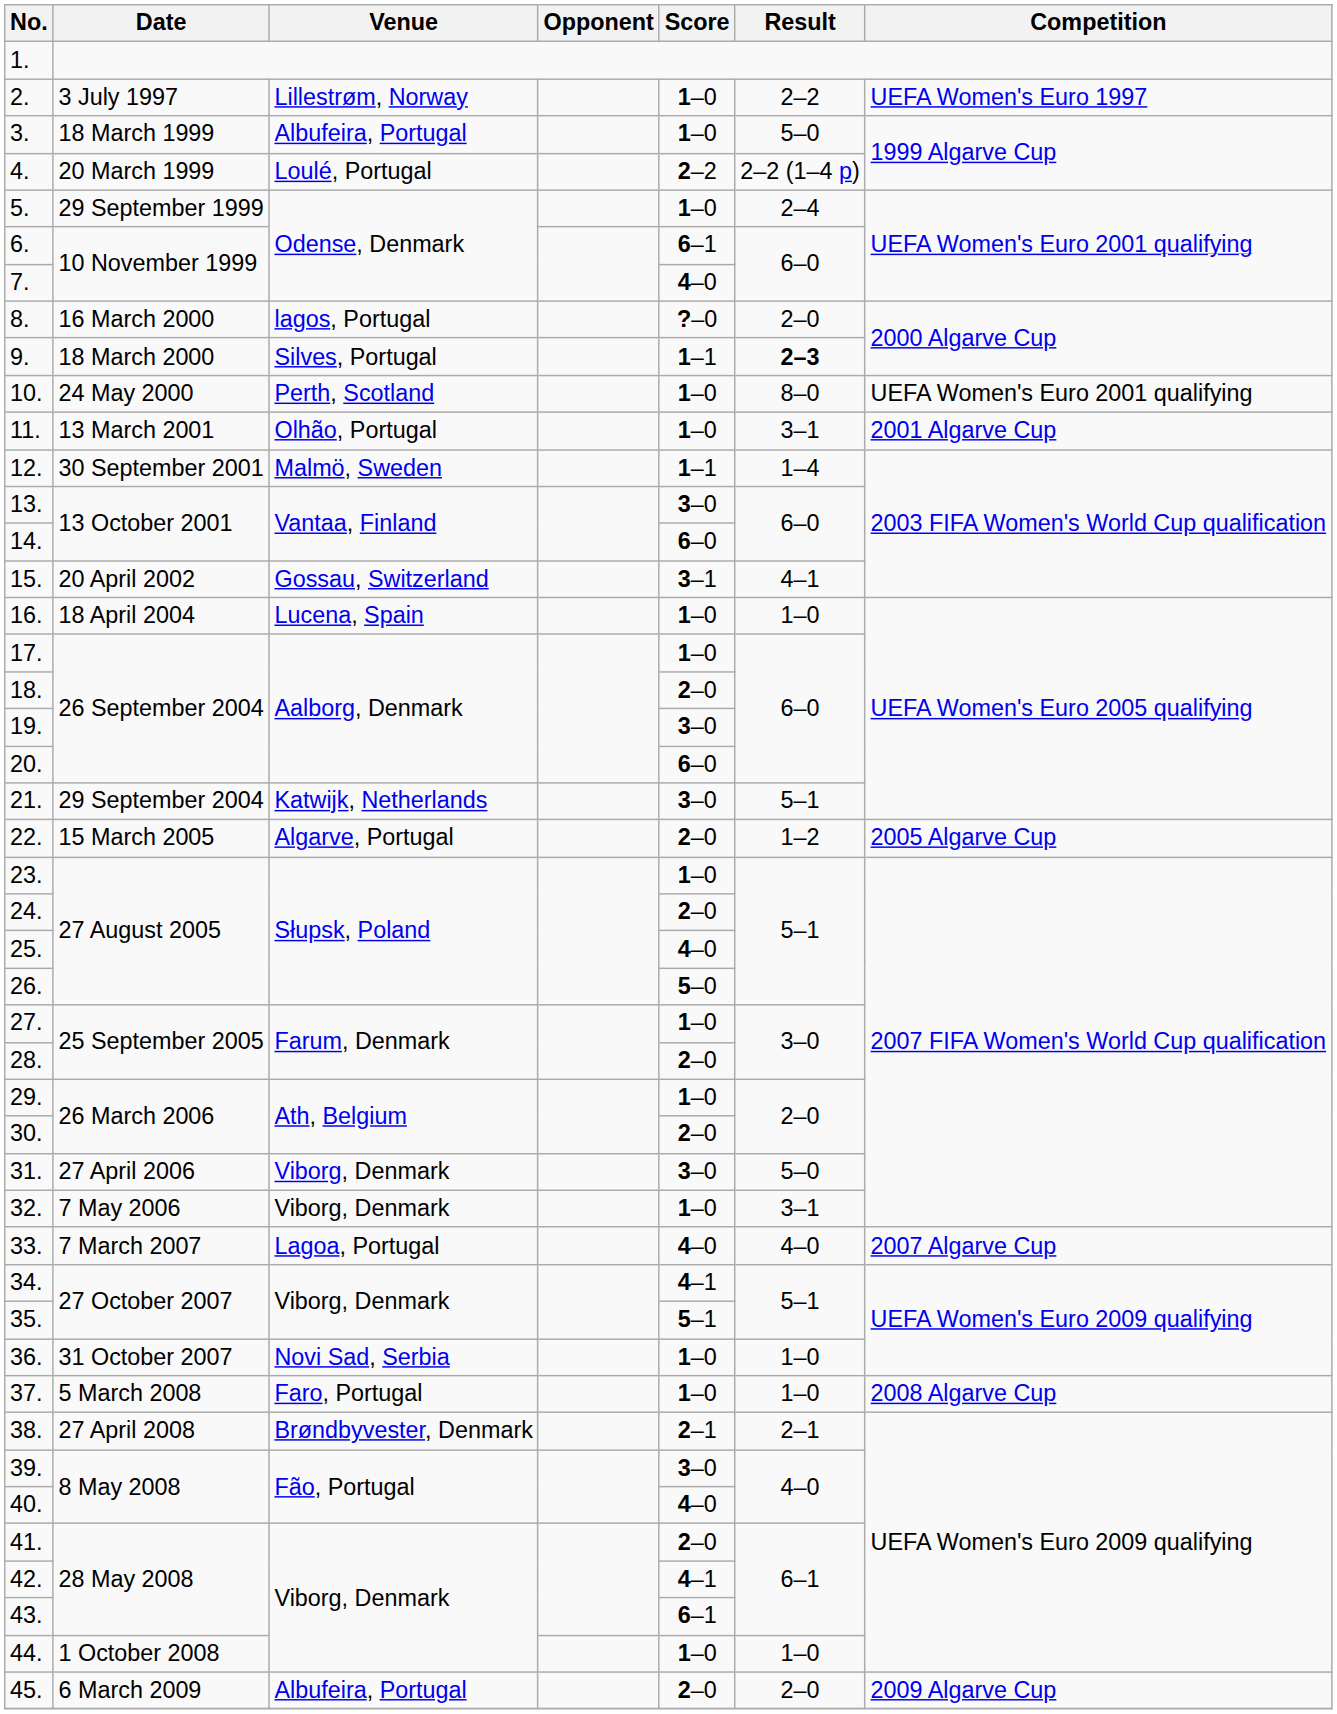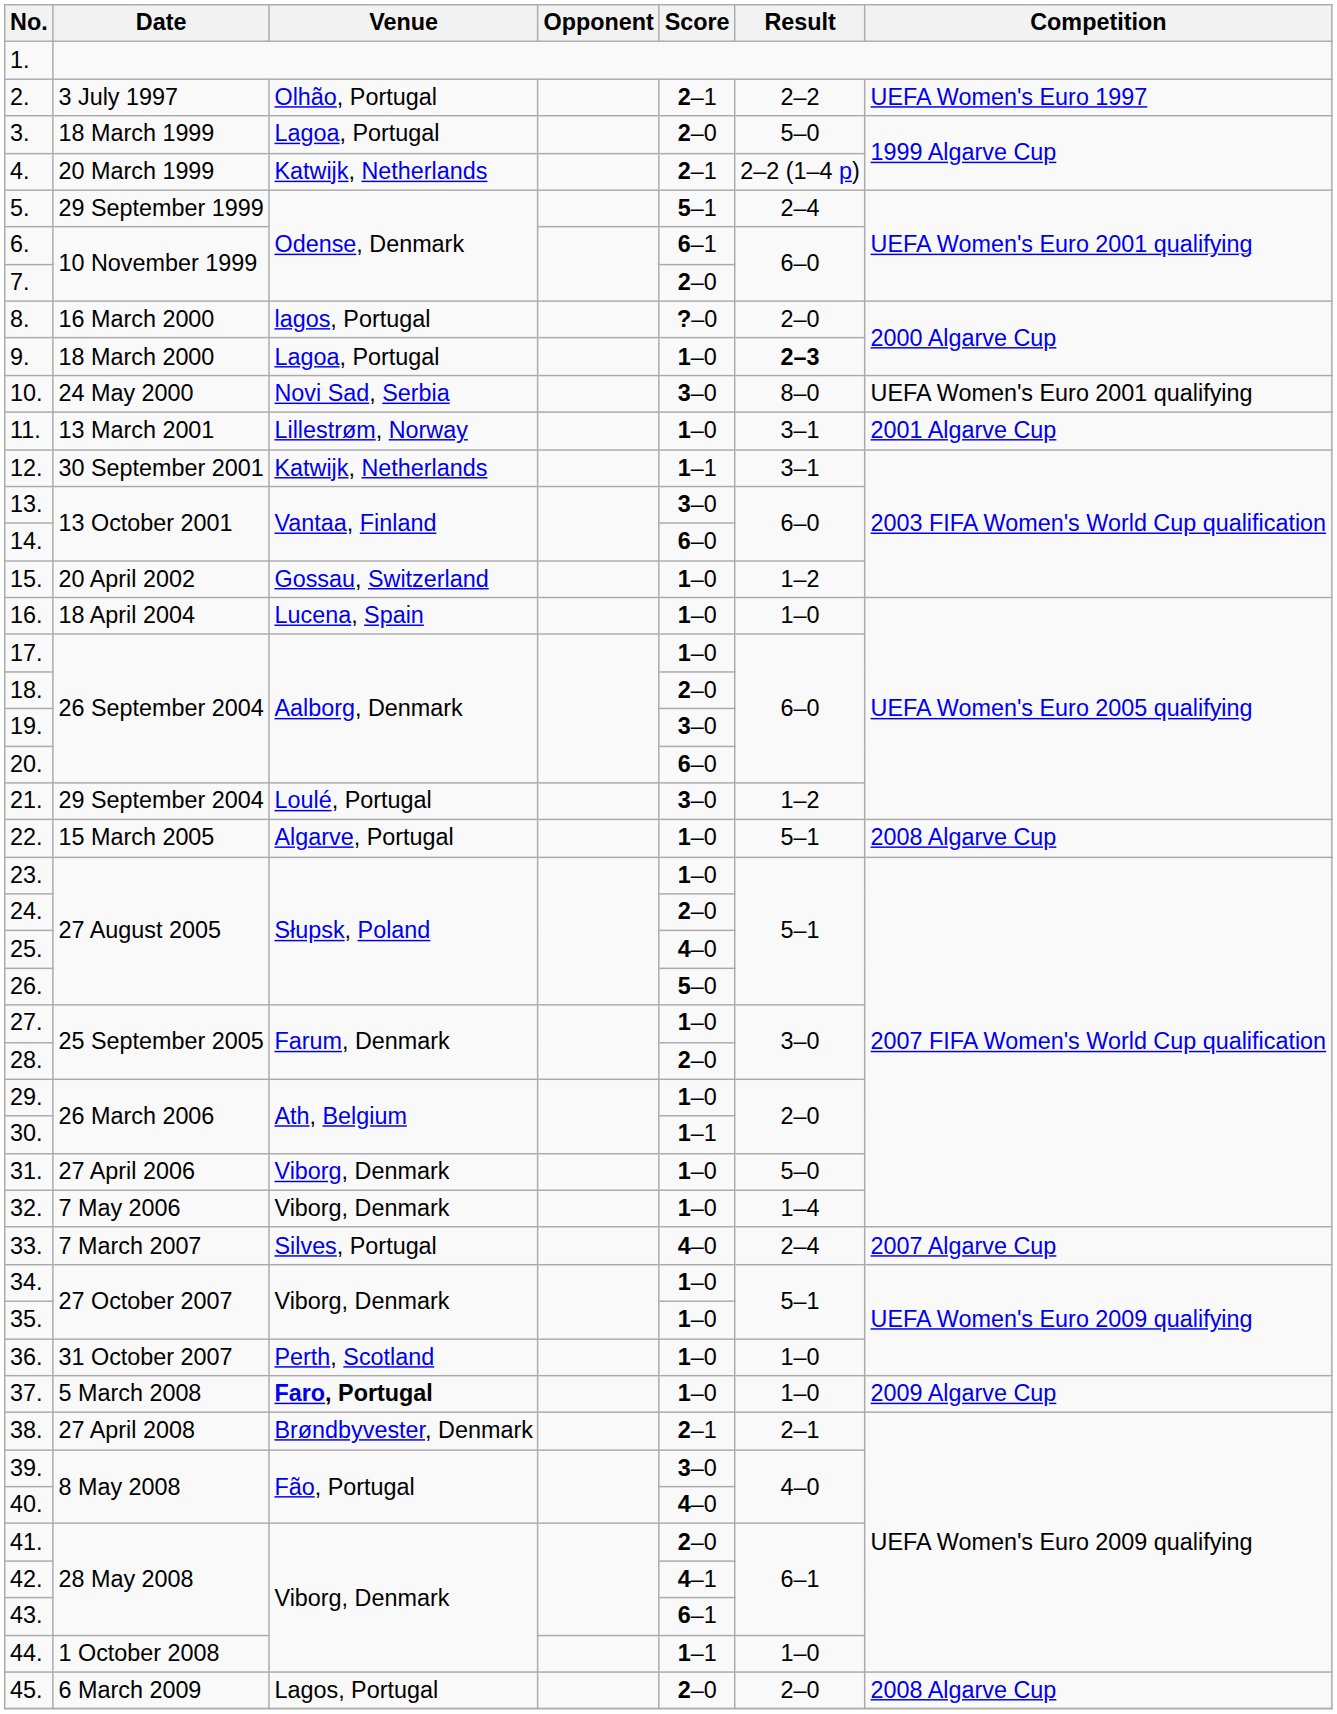(371, 97) Lillestrøm, Norway -> (356, 97) Olhão, Portugal
(697, 97) 1–0 -> (697, 97) 2–1
(371, 134) Albufeira, Portugal -> (357, 134) Lagoa, Portugal
(697, 134) 1–0 -> (697, 134) 2–0
(353, 171) Loulé, Portugal -> (381, 171) Katwijk, Netherlands
(697, 171) 2–2 -> (697, 171) 2–1
(697, 208) 1–0 -> (697, 208) 5–1
(697, 282) 4–0 -> (697, 282) 2–0
(356, 356) Silves, Portugal -> (357, 356) Lagoa, Portugal
(697, 356) 1–1 -> (697, 356) 1–0
(354, 393) Perth, Scotland -> (362, 393) Novi Sad, Serbia
(697, 393) 1–0 -> (697, 393) 3–0
(356, 430) Olhão, Portugal -> (371, 430) Lillestrøm, Norway
(358, 467) Malmö, Sweden -> (381, 467) Katwijk, Netherlands
(800, 467) 1–4 -> (800, 467) 3–1
(697, 578) 3–1 -> (697, 578) 1–0
(800, 578) 4–1 -> (800, 578) 1–2
(381, 801) Katwijk, Netherlands -> (353, 801) Loulé, Portugal
(800, 801) 5–1 -> (800, 801) 1–2
(697, 838) 2–0 -> (697, 838) 1–0
(800, 838) 1–2 -> (800, 838) 5–1
(963, 838) 2005 Algarve Cup -> (963, 838) 2008 Algarve Cup
(697, 1134) 2–0 -> (697, 1134) 1–1
(697, 1171) 3–0 -> (697, 1171) 1–0
(800, 1208) 3–1 -> (800, 1208) 1–4
(357, 1245) Lagoa, Portugal -> (356, 1245) Silves, Portugal
(800, 1245) 4–0 -> (800, 1245) 2–4
(697, 1282) 4–1 -> (697, 1282) 1–0
(697, 1319) 5–1 -> (697, 1319) 1–0
(362, 1356) Novi Sad, Serbia -> (354, 1356) Perth, Scotland
(349, 1393) normal -> (354, 1393) bold
(963, 1393) 2008 Algarve Cup -> (963, 1393) 2009 Algarve Cup
(697, 1653) 1–0 -> (697, 1653) 1–1
(371, 1690) Albufeira, Portugal -> (356, 1690) Lagos, Portugal
(963, 1690) 2009 Algarve Cup -> (963, 1690) 2008 Algarve Cup
